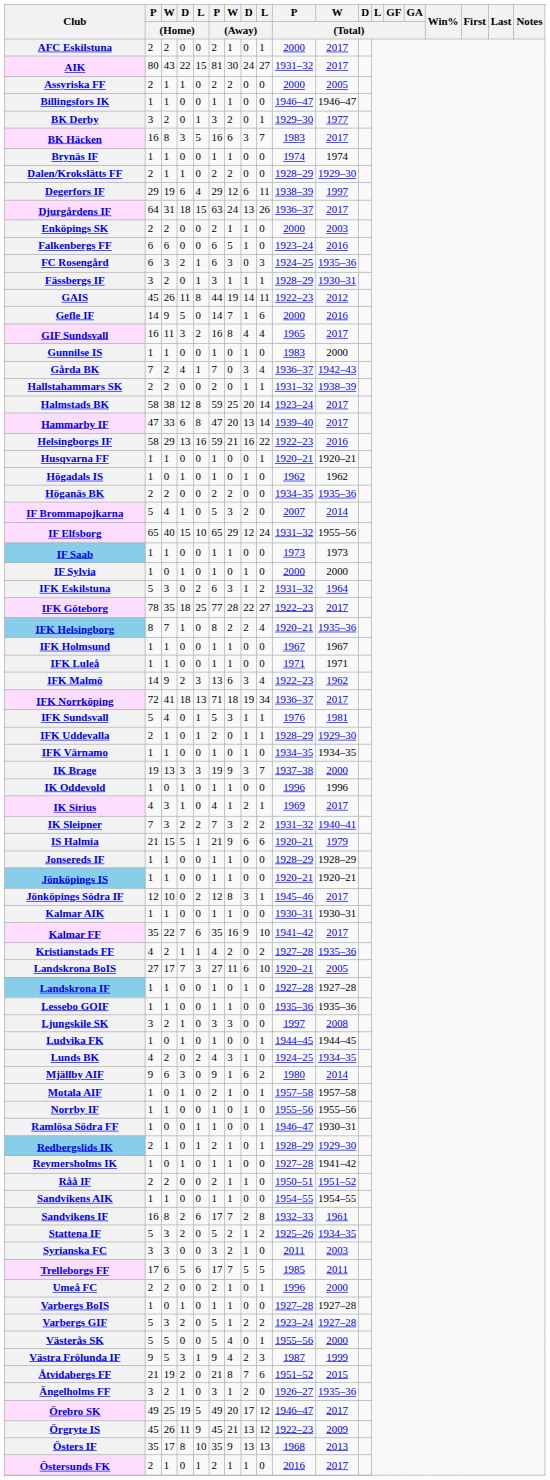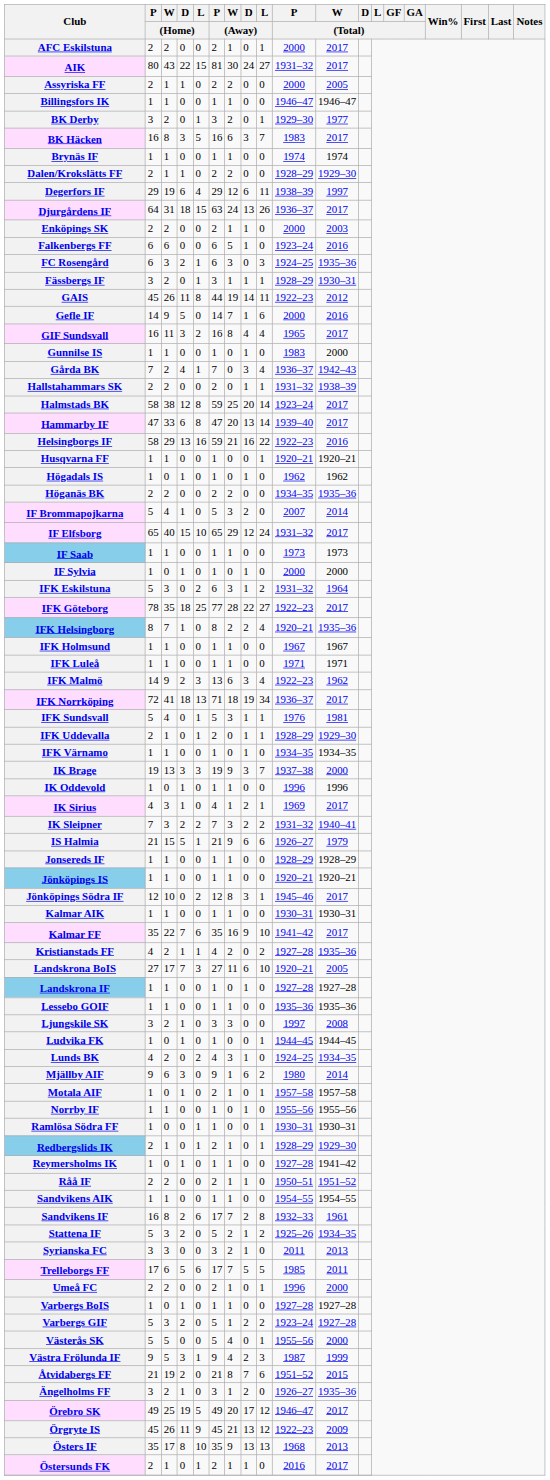(337, 532) 1955–56 -> (337, 532) 2017
(294, 842) 1920–21 -> (294, 842) 1926–27
(294, 1127) 1946–47 -> (294, 1127) 1930–31
(337, 1250) 2003 -> (337, 1250) 2013
